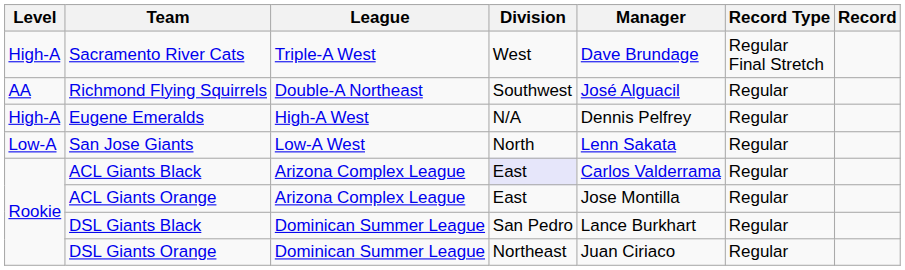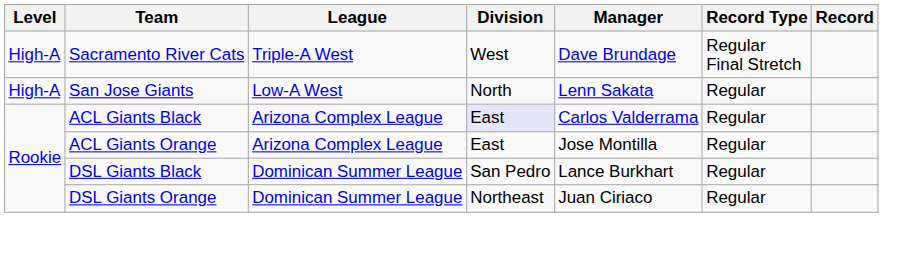- row: (168, 90)
- row: (136, 117)
(32, 144) Low-A -> (34, 90) High-A
